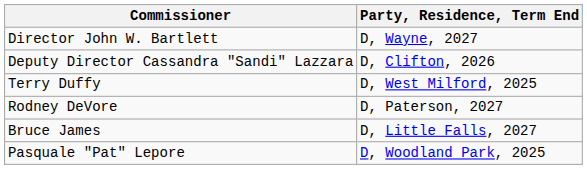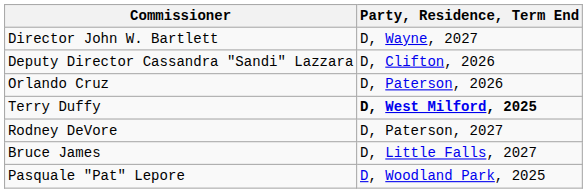+ row: (58, 85)
(448, 85) normal -> (448, 108) bold
